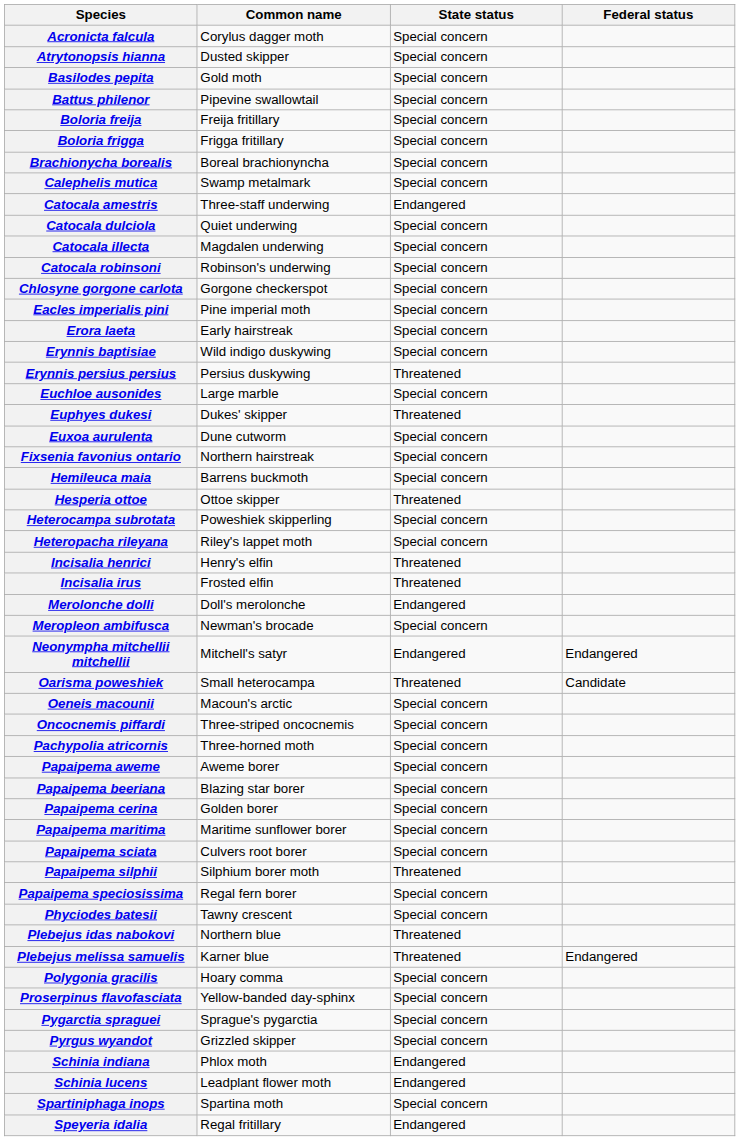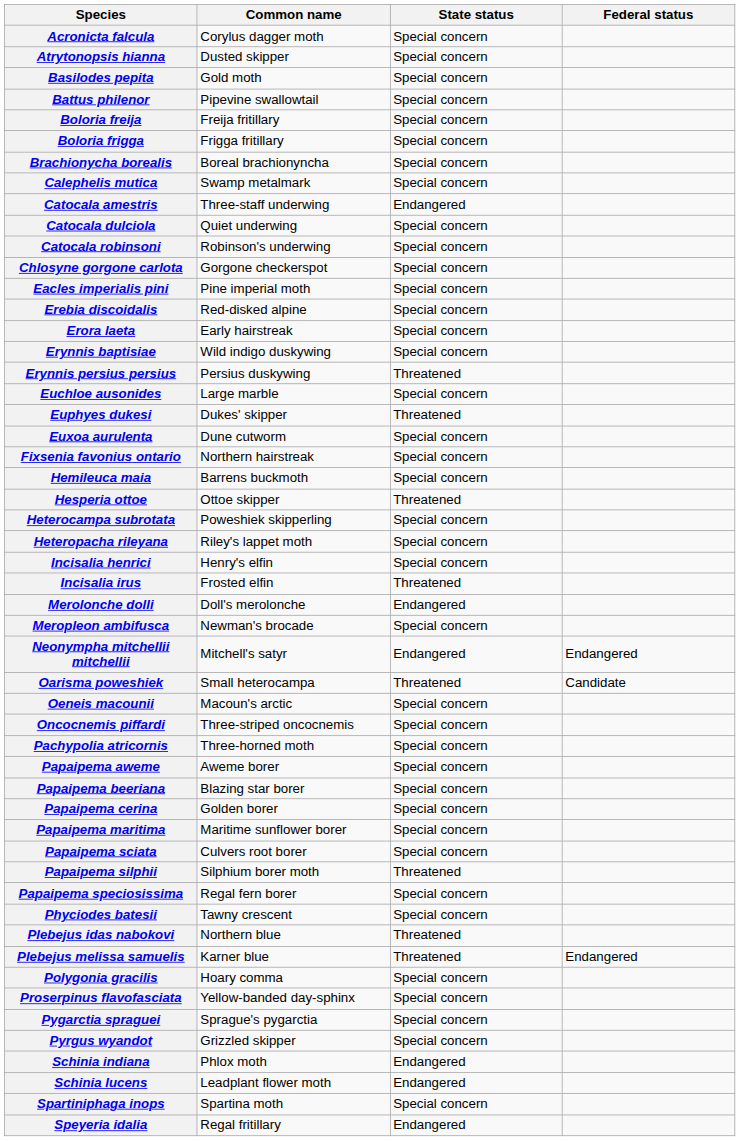- row: (101, 246)
+ row: (101, 309)
(427, 562) Threatened -> (440, 562) Special concern
